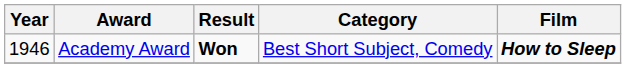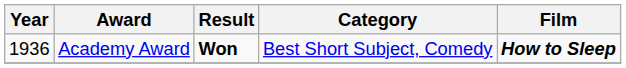(29, 48) 1946 -> (29, 48) 1936
